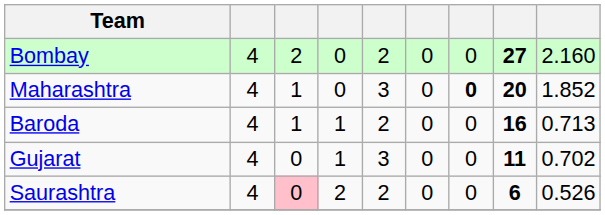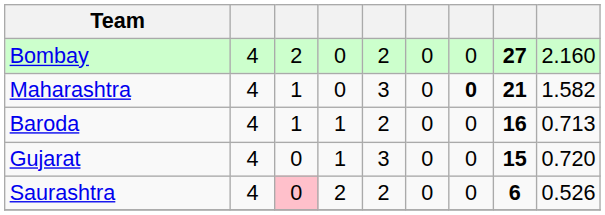(515, 90) 20 -> (515, 90) 21
(569, 90) 1.852 -> (569, 90) 1.582
(515, 158) 11 -> (515, 158) 15
(569, 158) 0.702 -> (569, 158) 0.720
